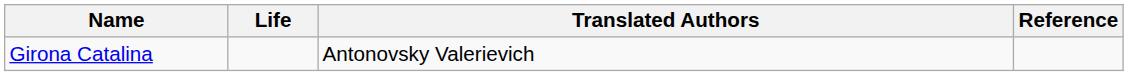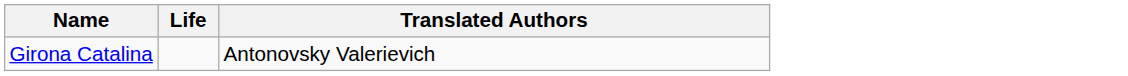- column: (1068, 20)
